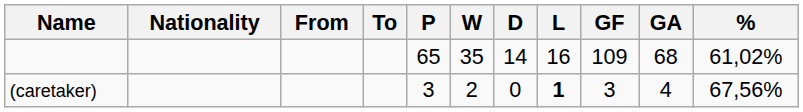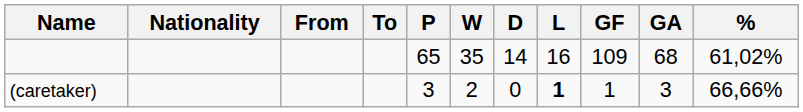(610, 90) 3 -> (610, 90) 1
(666, 90) 4 -> (666, 90) 3
(746, 90) 67,56% -> (746, 90) 66,66%
